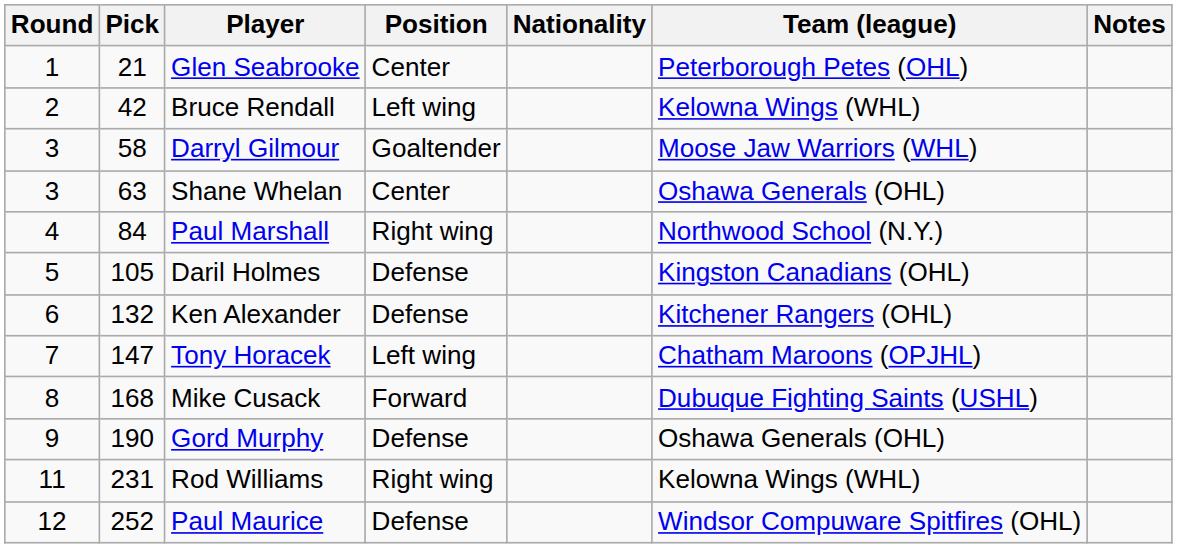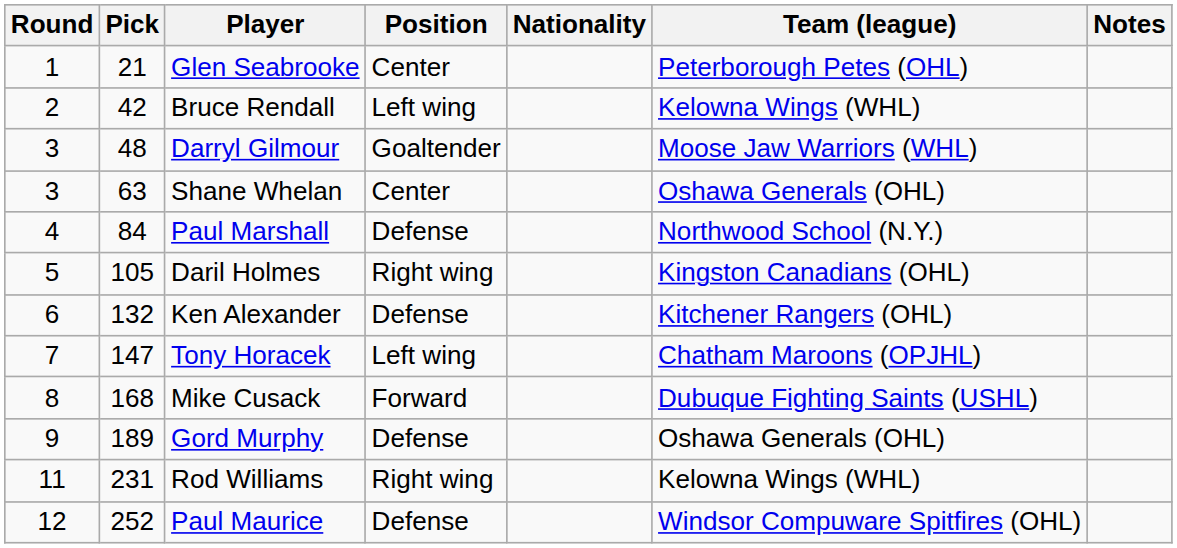(132, 149) 58 -> (132, 149) 48
(432, 231) Right wing -> (420, 231) Defense
(420, 273) Defense -> (432, 273) Right wing
(132, 438) 190 -> (132, 438) 189
